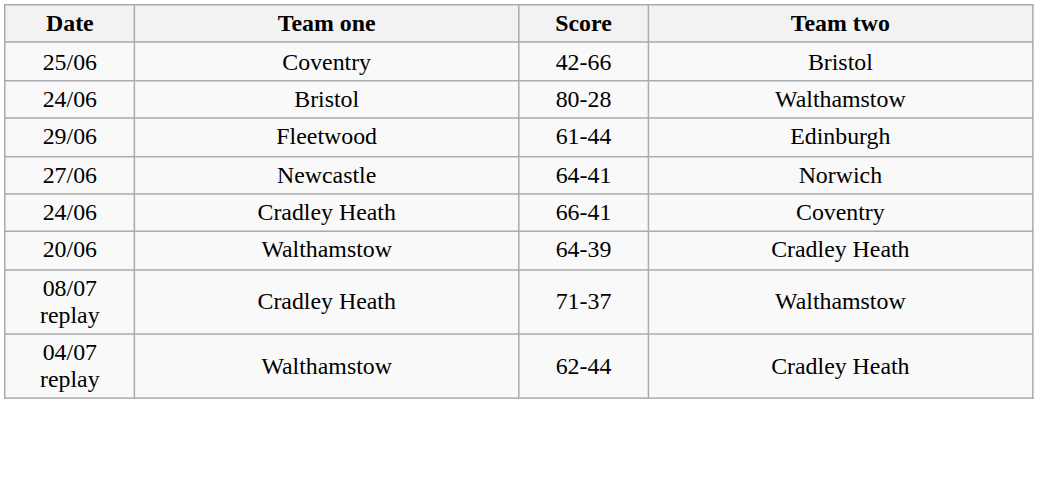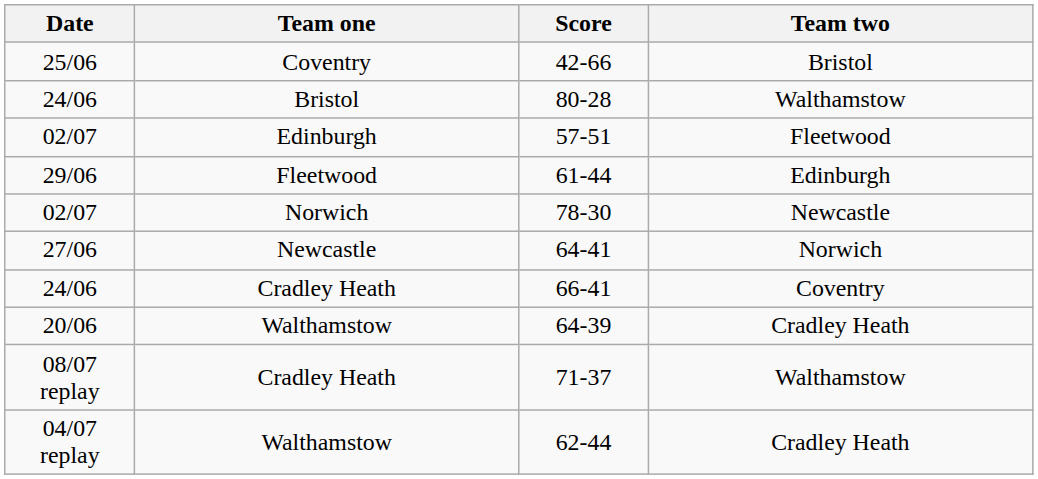+ row: (584, 136)
+ row: (584, 212)
